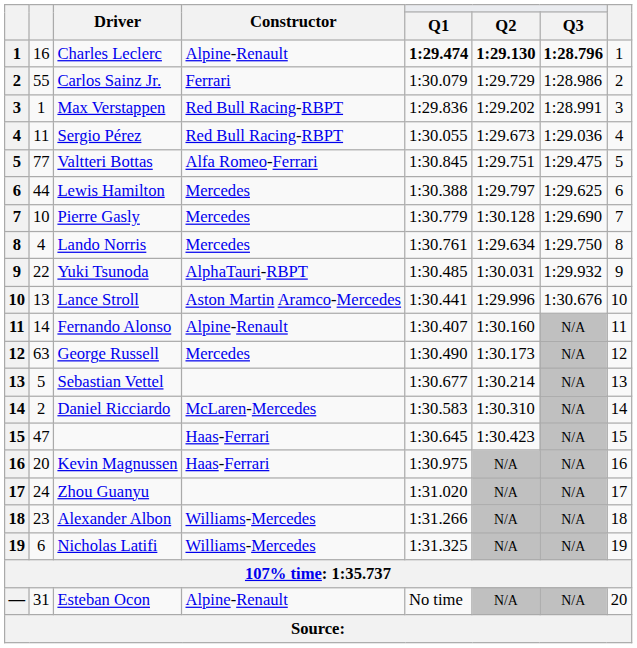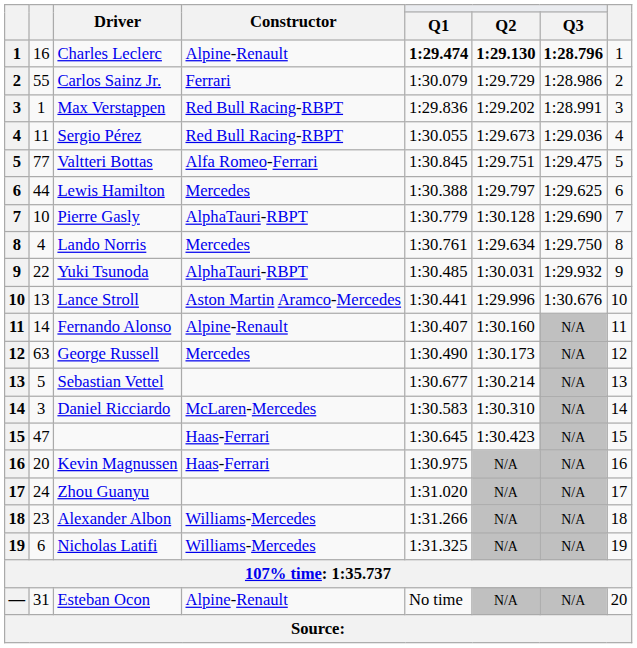(218, 217) Mercedes -> (247, 217) AlphaTauri-RBPT
(41, 408) 2 -> (41, 408) 3
